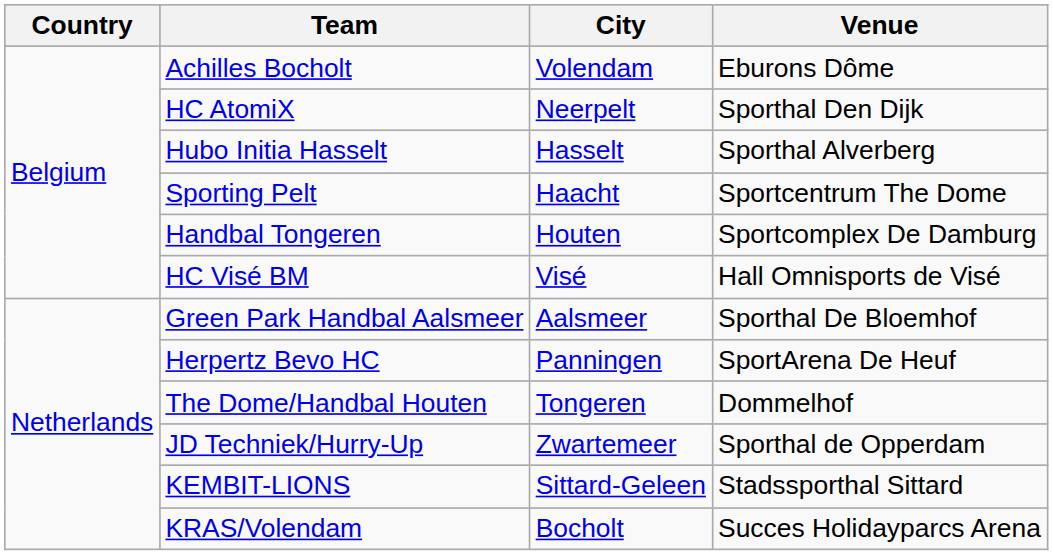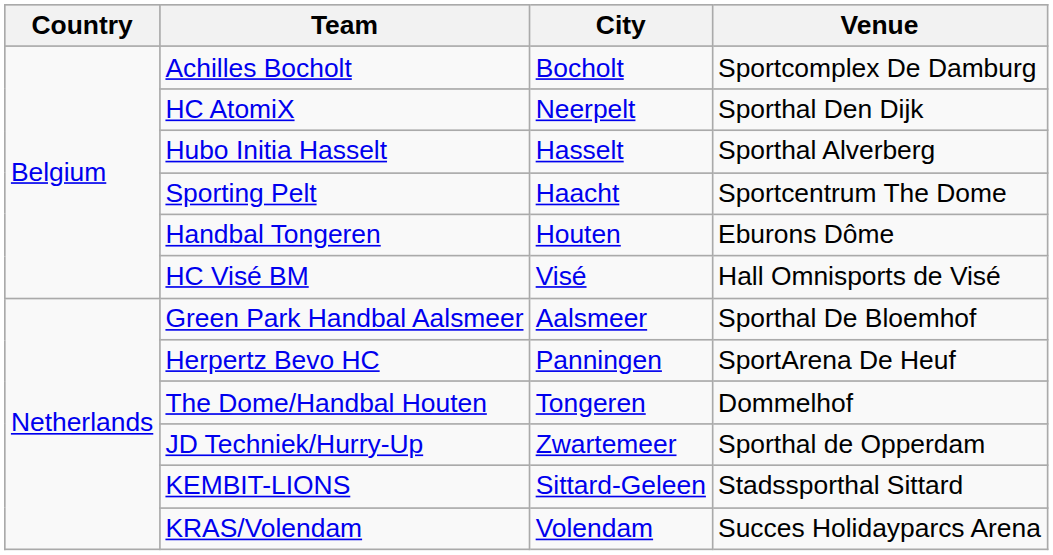(594, 67) Volendam -> (580, 67) Bocholt
(806, 67) Eburons Dôme -> (877, 67) Sportcomplex De Damburg
(877, 234) Sportcomplex De Damburg -> (806, 234) Eburons Dôme
(580, 527) Bocholt -> (594, 527) Volendam
